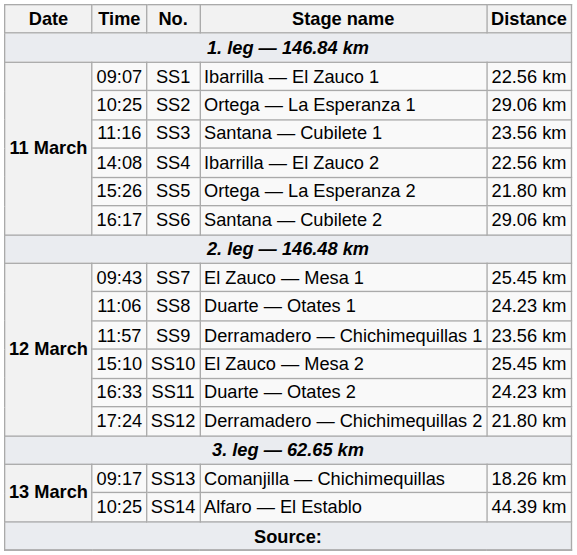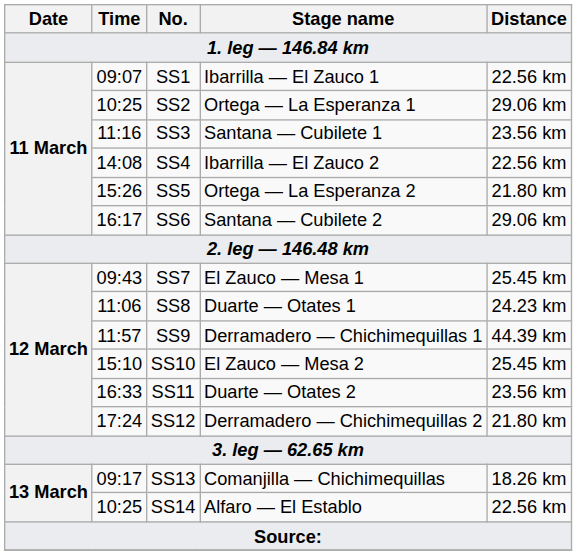(529, 335) 23.56 km -> (529, 335) 44.39 km
(529, 392) 24.23 km -> (529, 392) 23.56 km
(529, 507) 44.39 km -> (529, 507) 22.56 km
